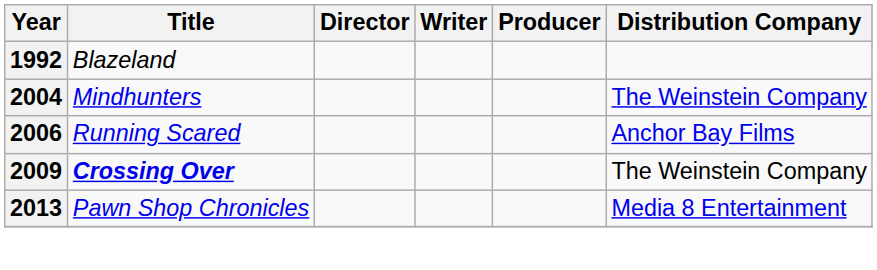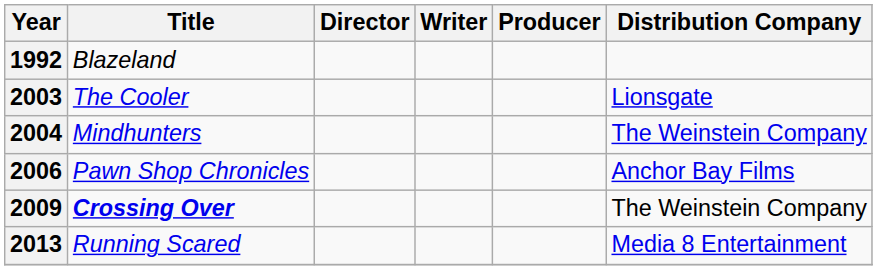+ row: (36, 97)
(157, 134) Running Scared -> (191, 171) Pawn Shop Chronicles
(191, 208) Pawn Shop Chronicles -> (157, 245) Running Scared
